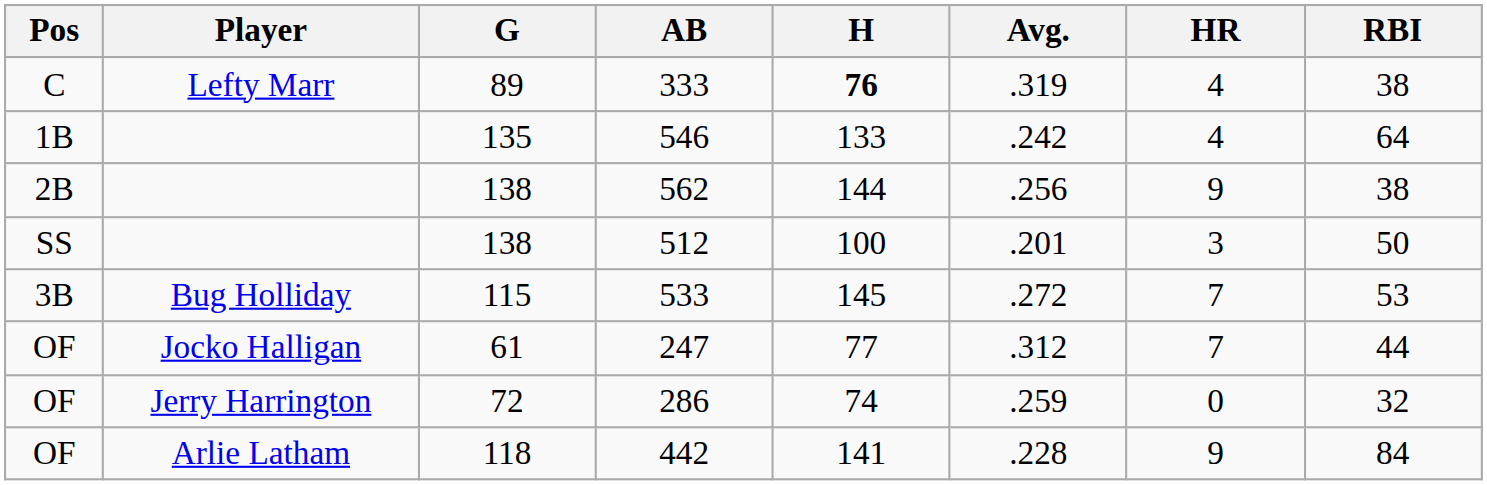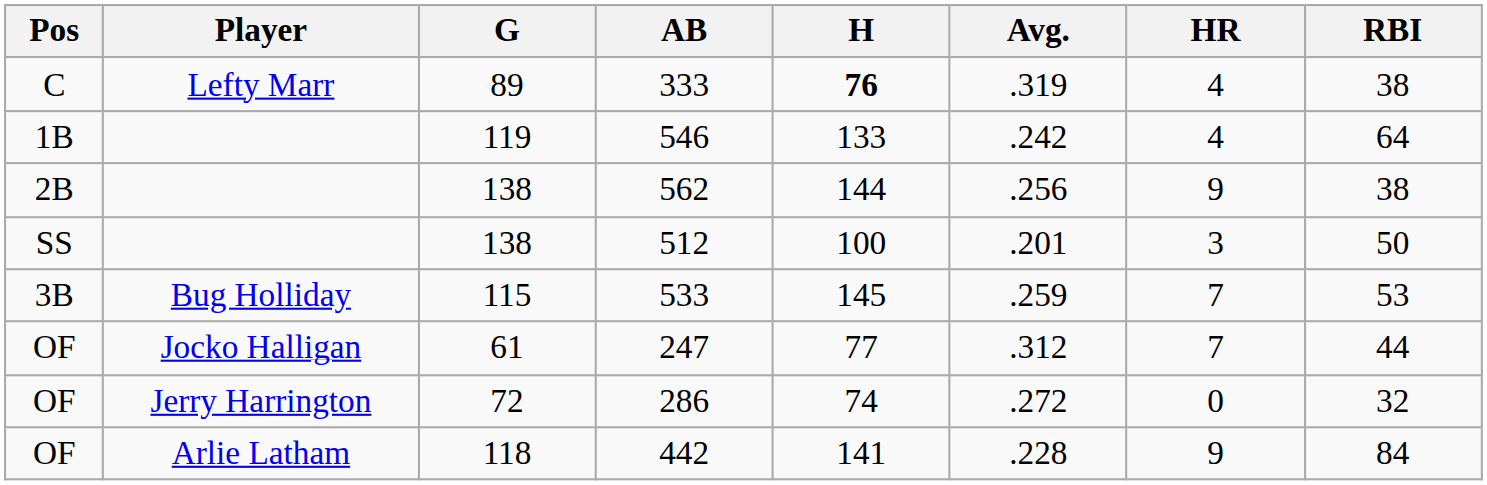(507, 136) 135 -> (507, 136) 119
(1038, 294) .272 -> (1038, 294) .259
(1038, 400) .259 -> (1038, 400) .272
